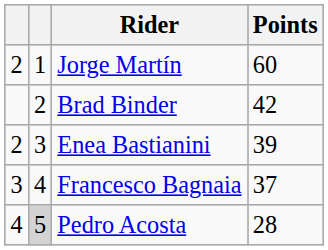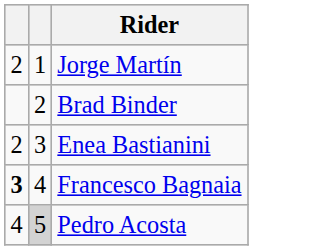- column: (285, 24)
(17, 185) normal -> (17, 185) bold
